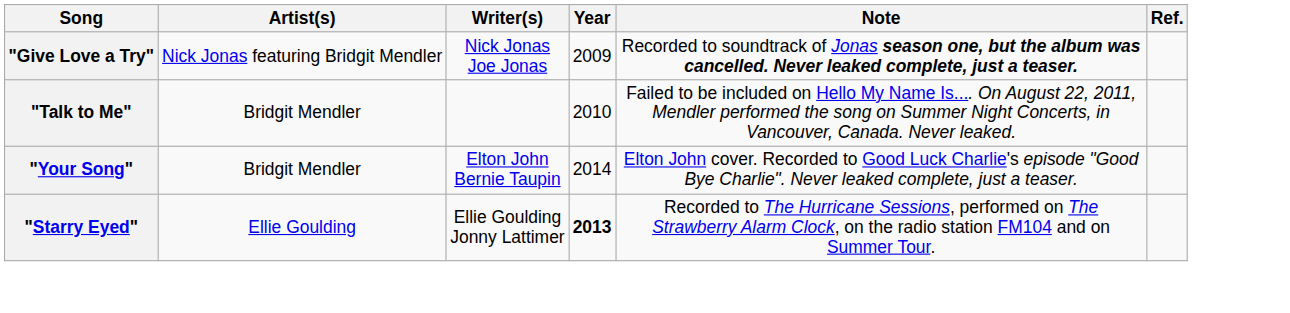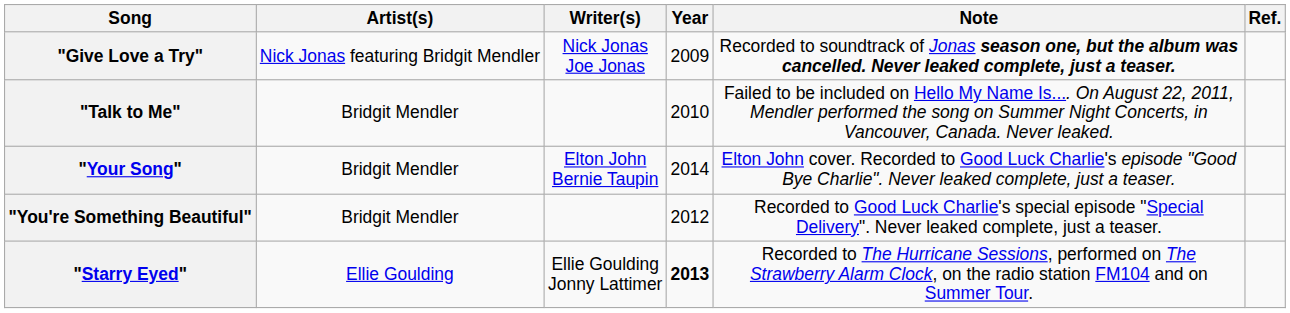+ row: (130, 217)
